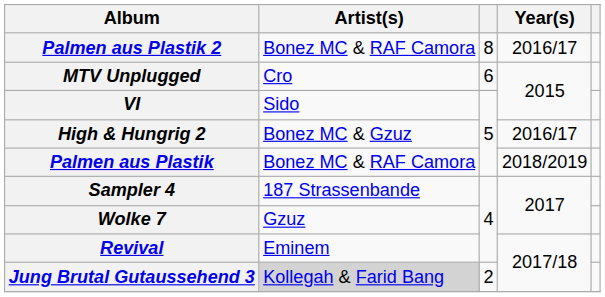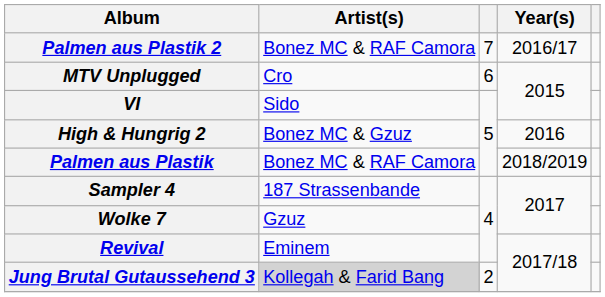(489, 47) 8 -> (489, 47) 7
(545, 133) 2016/17 -> (545, 133) 2016
